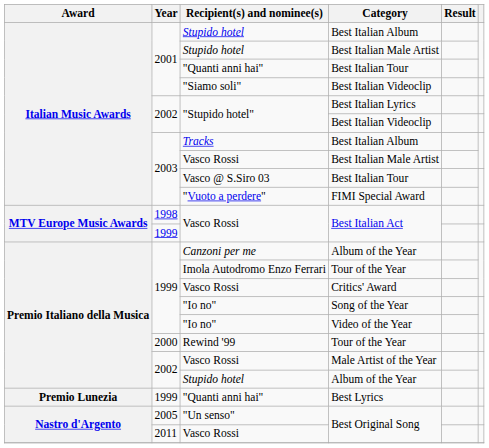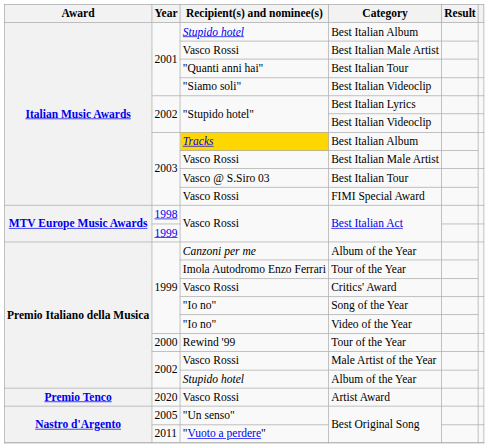(213, 50) Stupido hotel -> (211, 50) Vasco Rossi
(198, 141) no background -> (198, 141) gold background
(224, 196) "Vuoto a perdere" -> (211, 196) Vasco Rossi
- row: (166, 397)
+ row: (166, 397)
(211, 433) Vasco Rossi -> (224, 433) "Vuoto a perdere"
